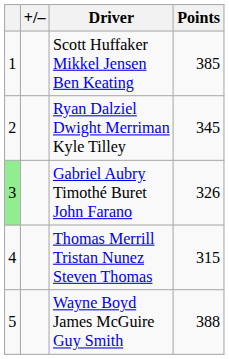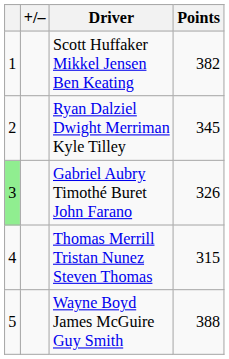(208, 63) 385 -> (208, 63) 382
